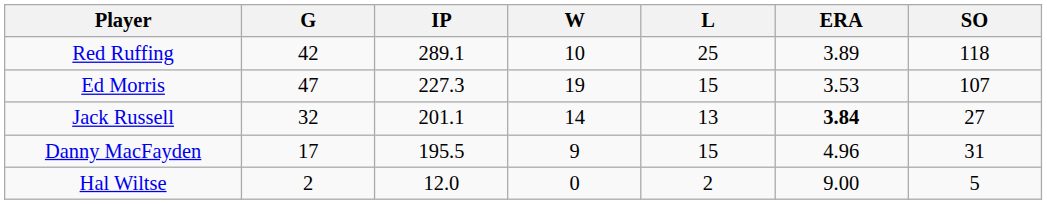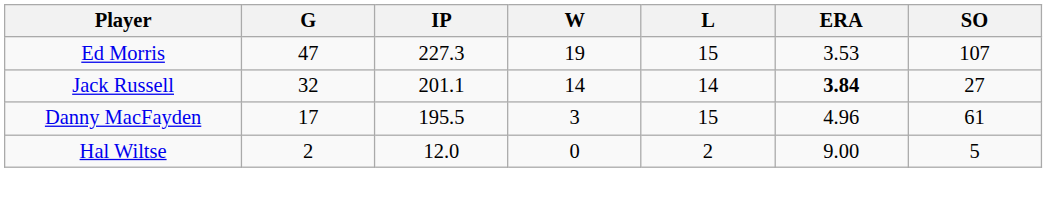- row: (123, 53)
(708, 118) 13 -> (708, 85) 14
(575, 150) 9 -> (575, 118) 3
(974, 150) 31 -> (974, 118) 61
